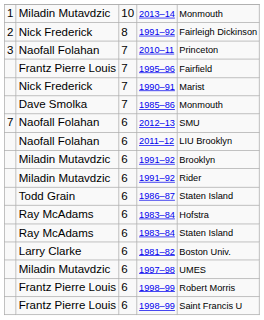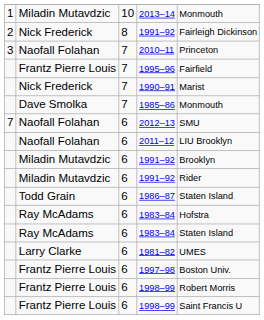(205, 251) Boston Univ. -> (193, 251) UMES
(65, 269) Miladin Mutavdzic -> (67, 269) Frantz Pierre Louis
(193, 269) UMES -> (205, 269) Boston Univ.
